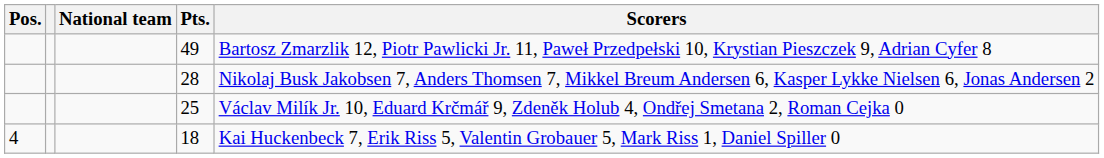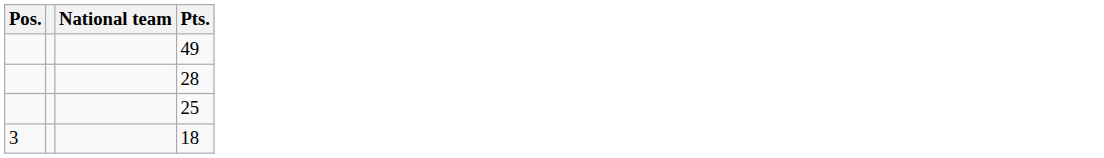- column: (657, 19)
(14, 138) 4 -> (14, 138) 3
